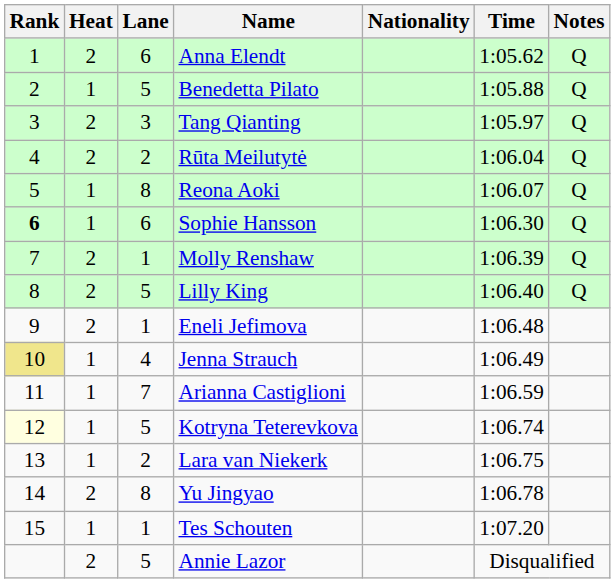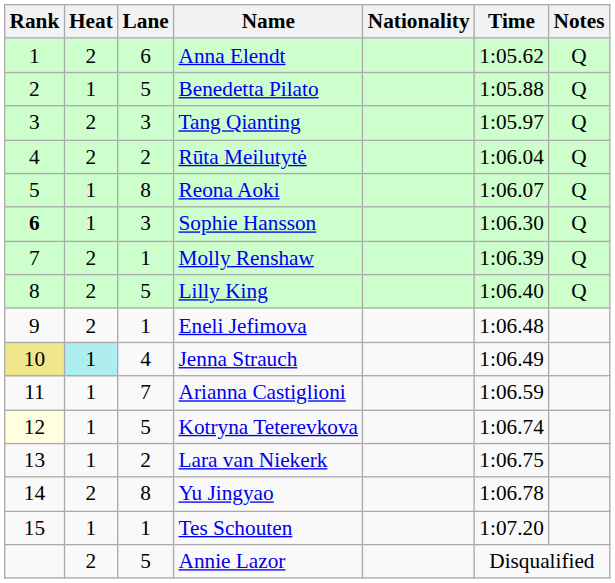(146, 223) 6 -> (146, 223) 3
(91, 358) no background -> (91, 358) paleturquoise background
